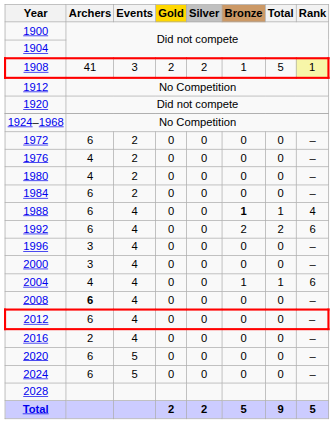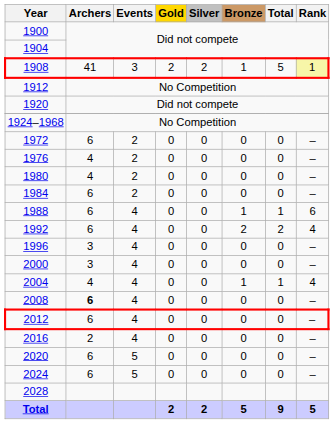(244, 211) bold -> (244, 211) normal
(313, 211) 4 -> (313, 211) 6
(313, 229) 6 -> (313, 229) 4
(313, 282) 6 -> (313, 282) 4
